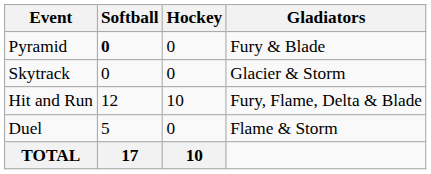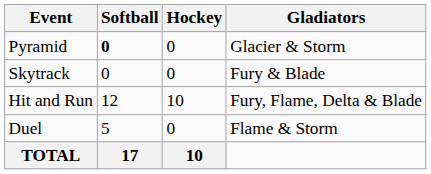(278, 45) Fury & Blade -> (288, 45) Glacier & Storm
(288, 73) Glacier & Storm -> (278, 73) Fury & Blade
